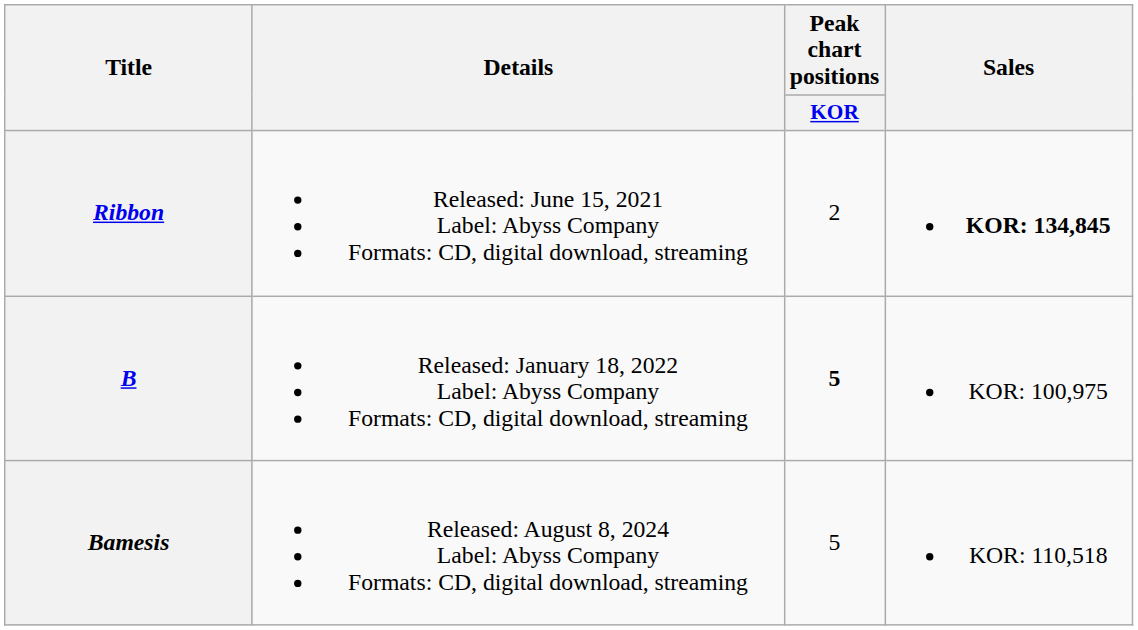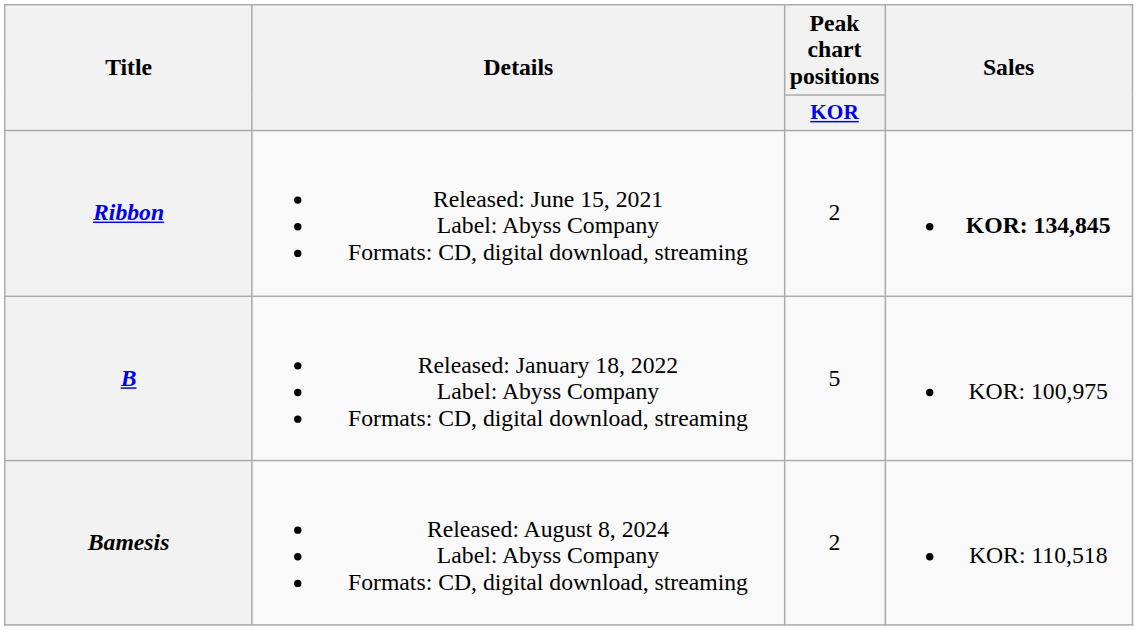(835, 377) bold -> (835, 377) normal
(835, 542) 5 -> (835, 542) 2
